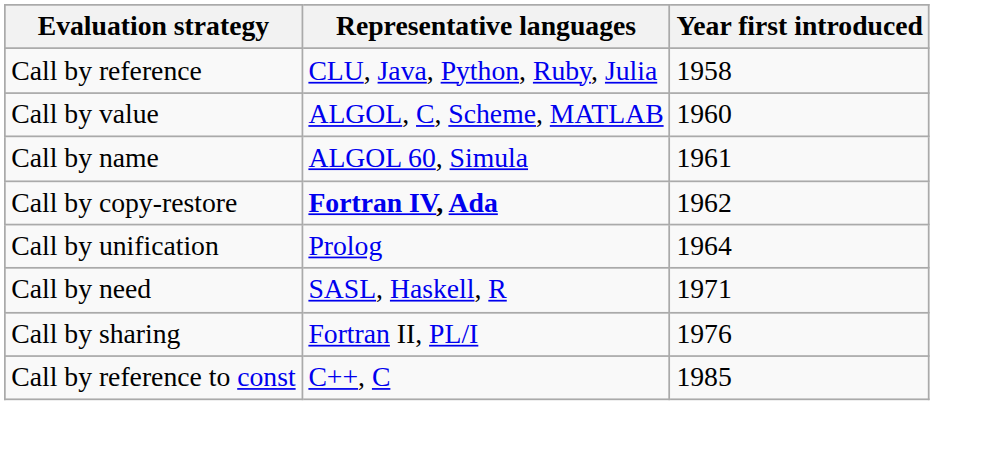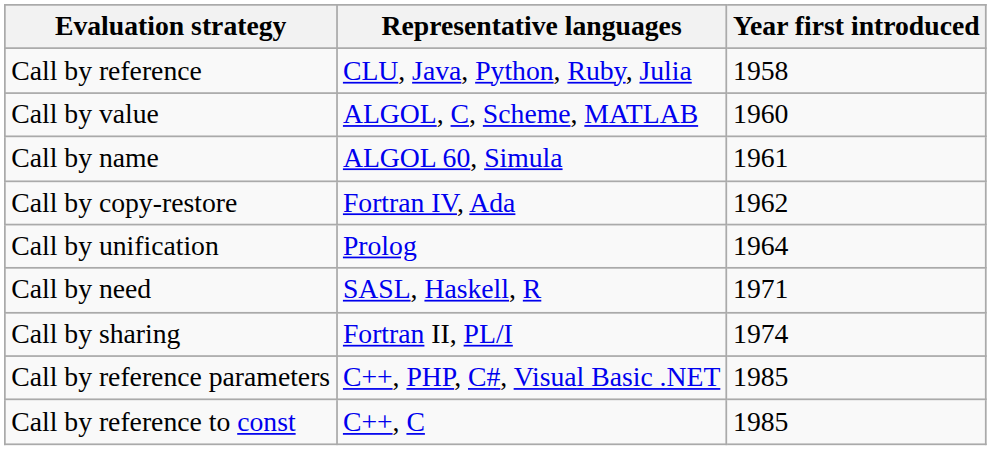(403, 202) bold -> (429, 202) normal
(704, 333) 1976 -> (761, 333) 1974
+ row: (171, 377)
